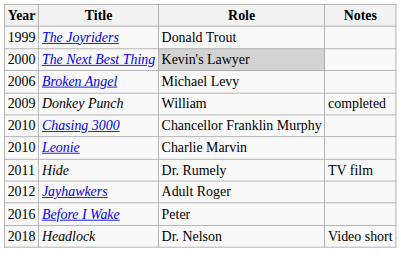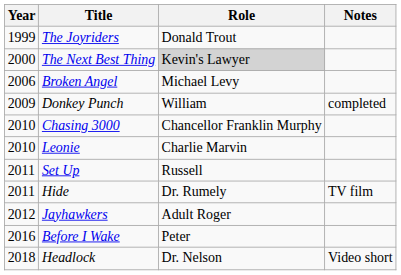+ row: (61, 170)
